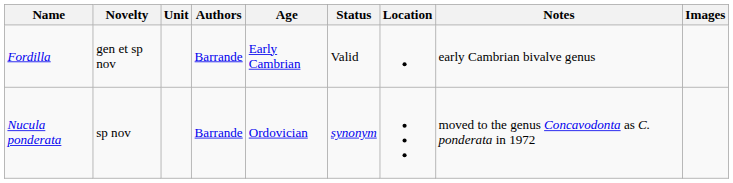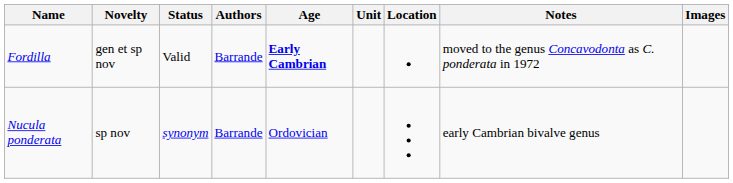columns swapped: (354, 14) <-> (176, 14)
(275, 56) normal -> (297, 56) bold
(517, 56) early Cambrian bivalve genus -> (549, 56) moved to the genus Concavodonta as C. ponderata in 1972
(544, 132) moved to the genus Concavodonta as C. ponderata in 1972 -> (521, 132) early Cambrian bivalve genus
